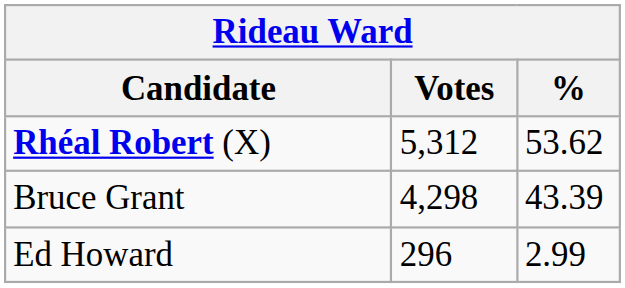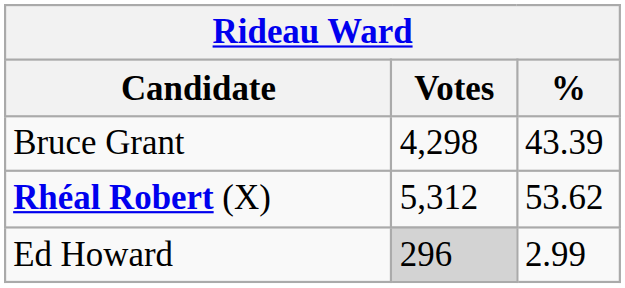rows swapped: (142, 142) <-> (99, 198)
(426, 253) no background -> (426, 253) lightgrey background
